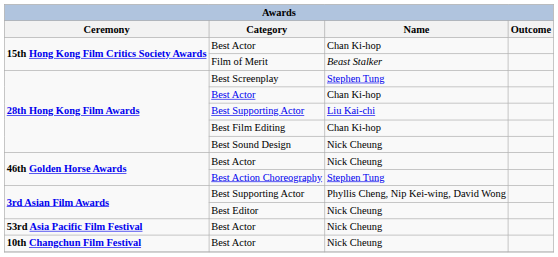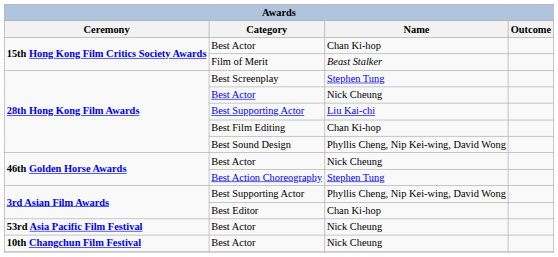(354, 95) Chan Ki-hop -> (355, 95) Nick Cheung
(355, 144) Nick Cheung -> (416, 144) Phyllis Cheng, Nip Kei-wing, David Wong
(355, 210) Nick Cheung -> (354, 210) Chan Ki-hop
